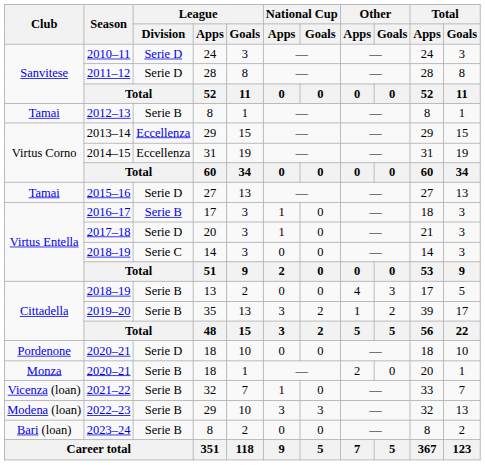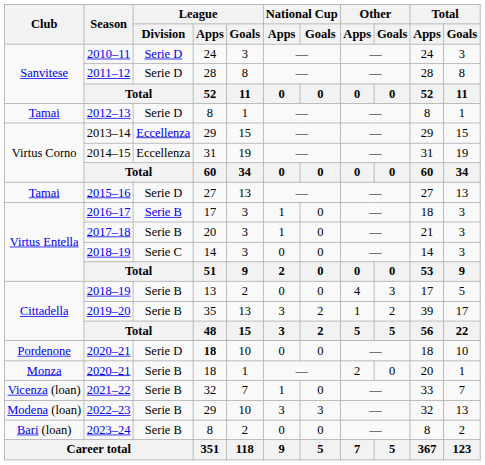(163, 113) Serie B -> (163, 113) Serie D
(163, 232) Serie D -> (163, 232) Serie B
(210, 350) normal -> (210, 350) bold
